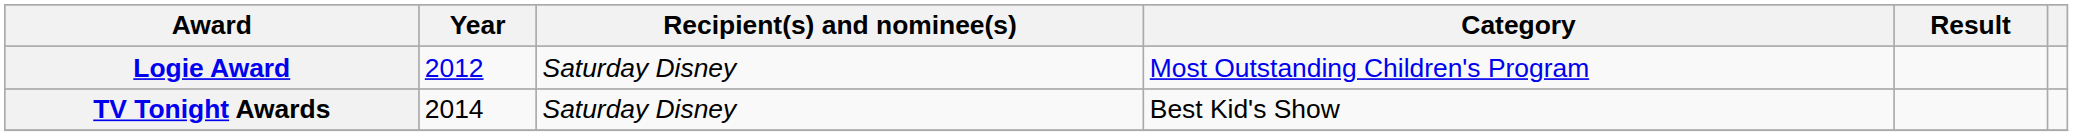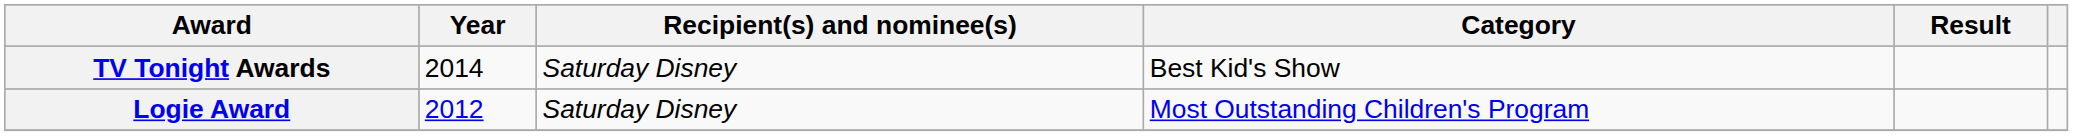rows swapped: (212, 67) <-> (212, 109)
